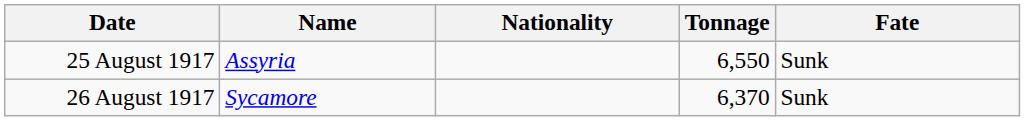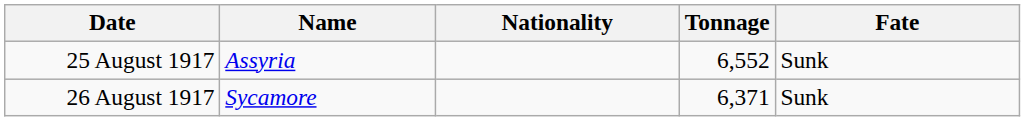(743, 60) 6,550 -> (743, 60) 6,552
(743, 97) 6,370 -> (743, 97) 6,371
